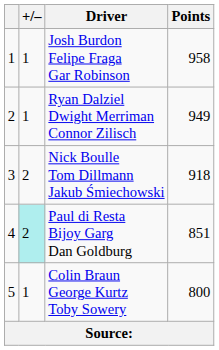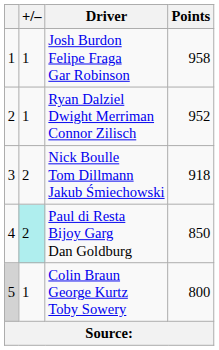(199, 116) 949 -> (199, 116) 952
(199, 233) 851 -> (199, 233) 850
(12, 292) no background -> (12, 292) lightgrey background
